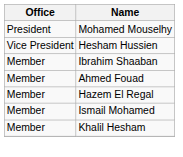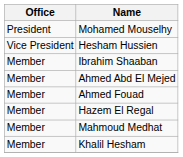+ row: (127, 78)
- row: (117, 111)
+ row: (120, 128)
